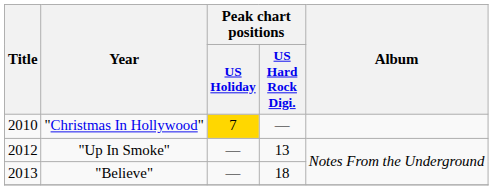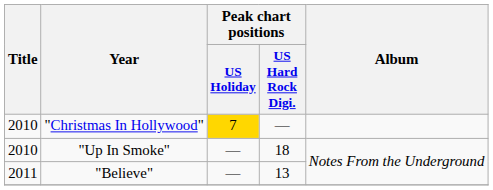(23, 149) 2012 -> (23, 149) 2010
(282, 149) 13 -> (282, 149) 18
(23, 173) 2013 -> (23, 173) 2011
(282, 173) 18 -> (282, 173) 13
